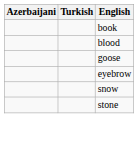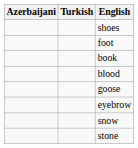+ row: (108, 27)
+ row: (105, 43)
